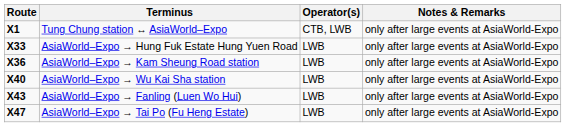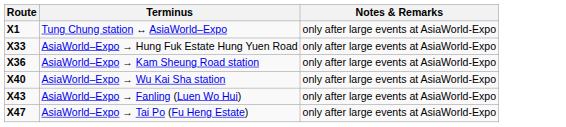- column: (331, 12)
